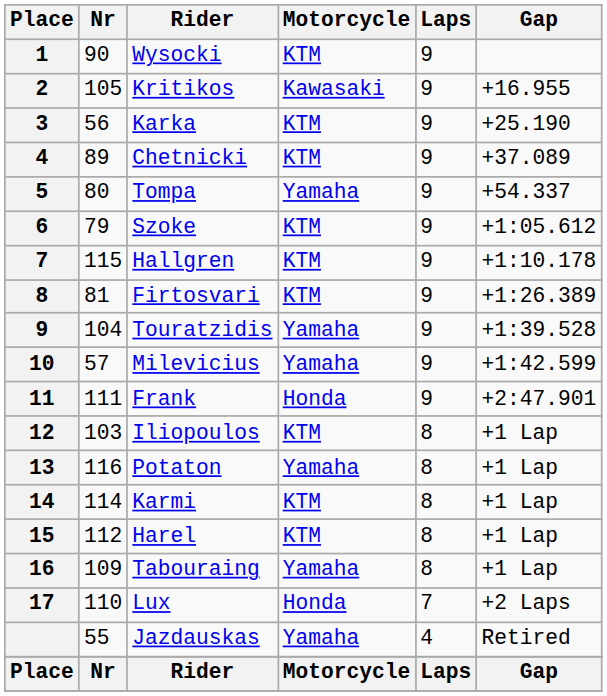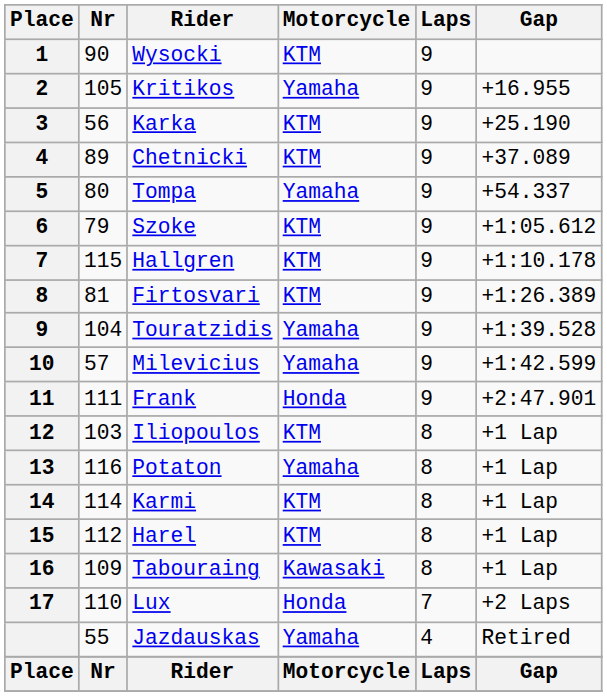(334, 91) Kawasaki -> (321, 91) Yamaha
(321, 571) Yamaha -> (334, 571) Kawasaki
